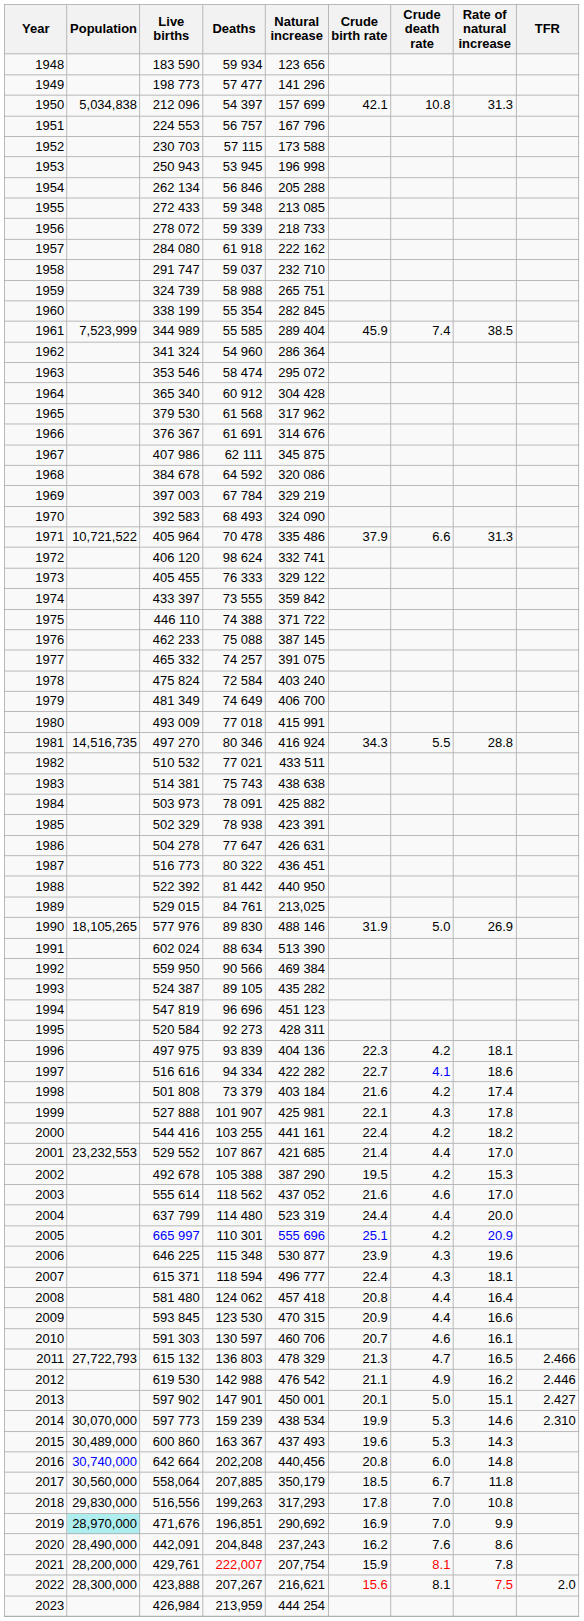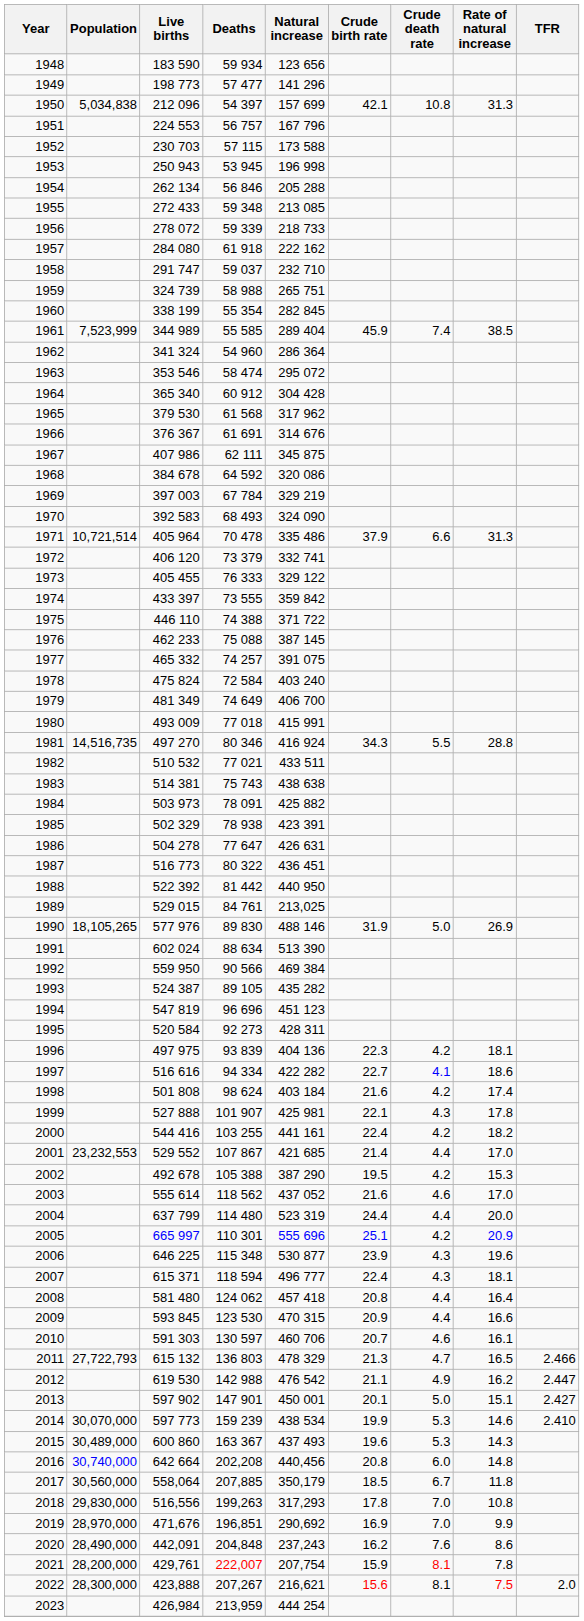(105, 537) 10,721,522 -> (105, 537) 10,721,514
(243, 557) 98 624 -> (243, 557) 73 379
(243, 1092) 73 379 -> (243, 1092) 98 624
(560, 1379) 2.446 -> (560, 1379) 2.447
(560, 1421) 2.310 -> (560, 1421) 2.410
(105, 1523) paleturquoise background -> (105, 1523) no background
